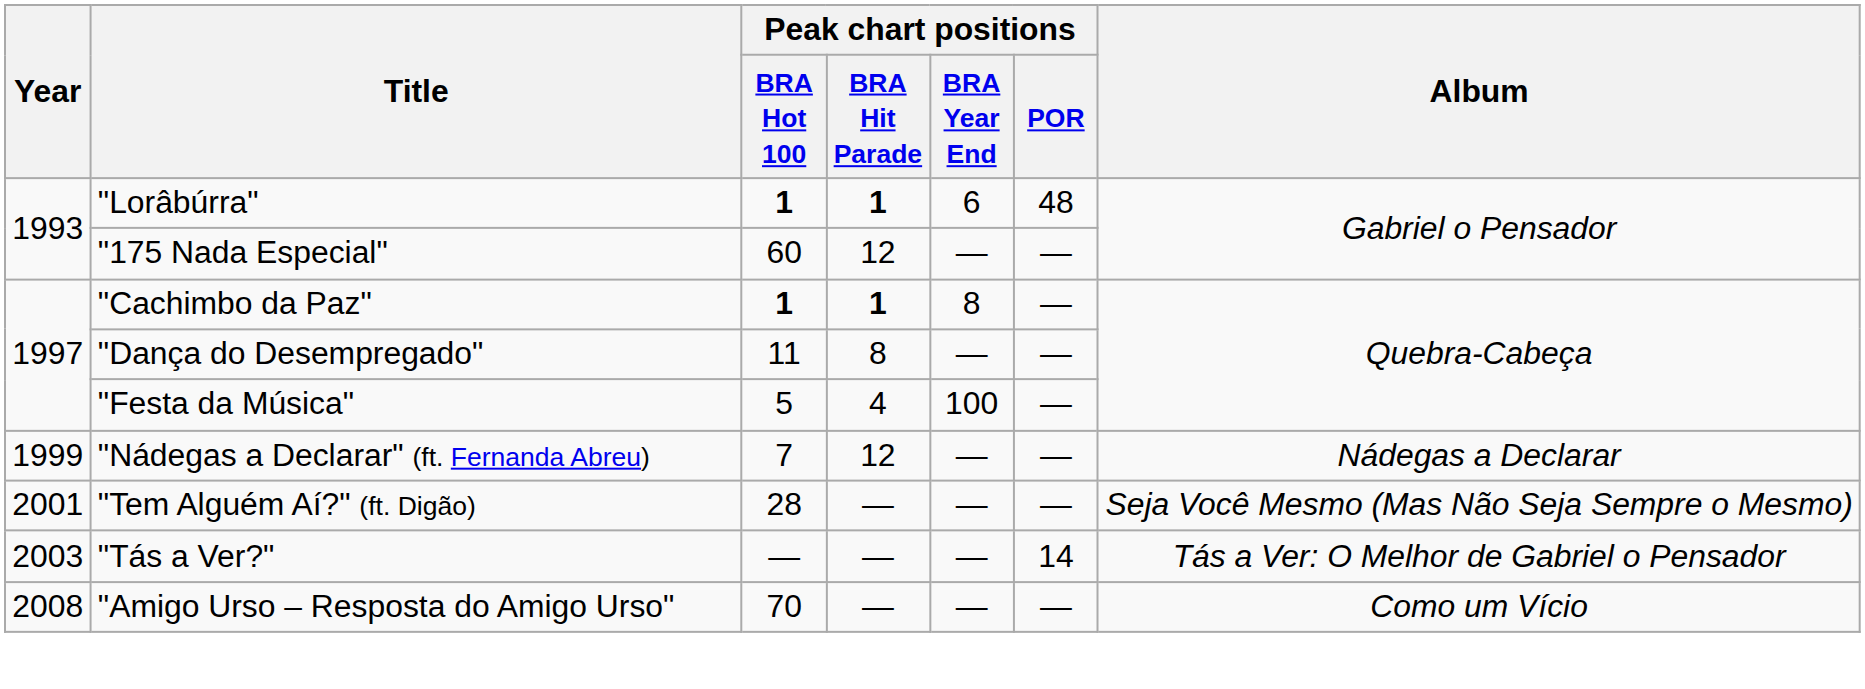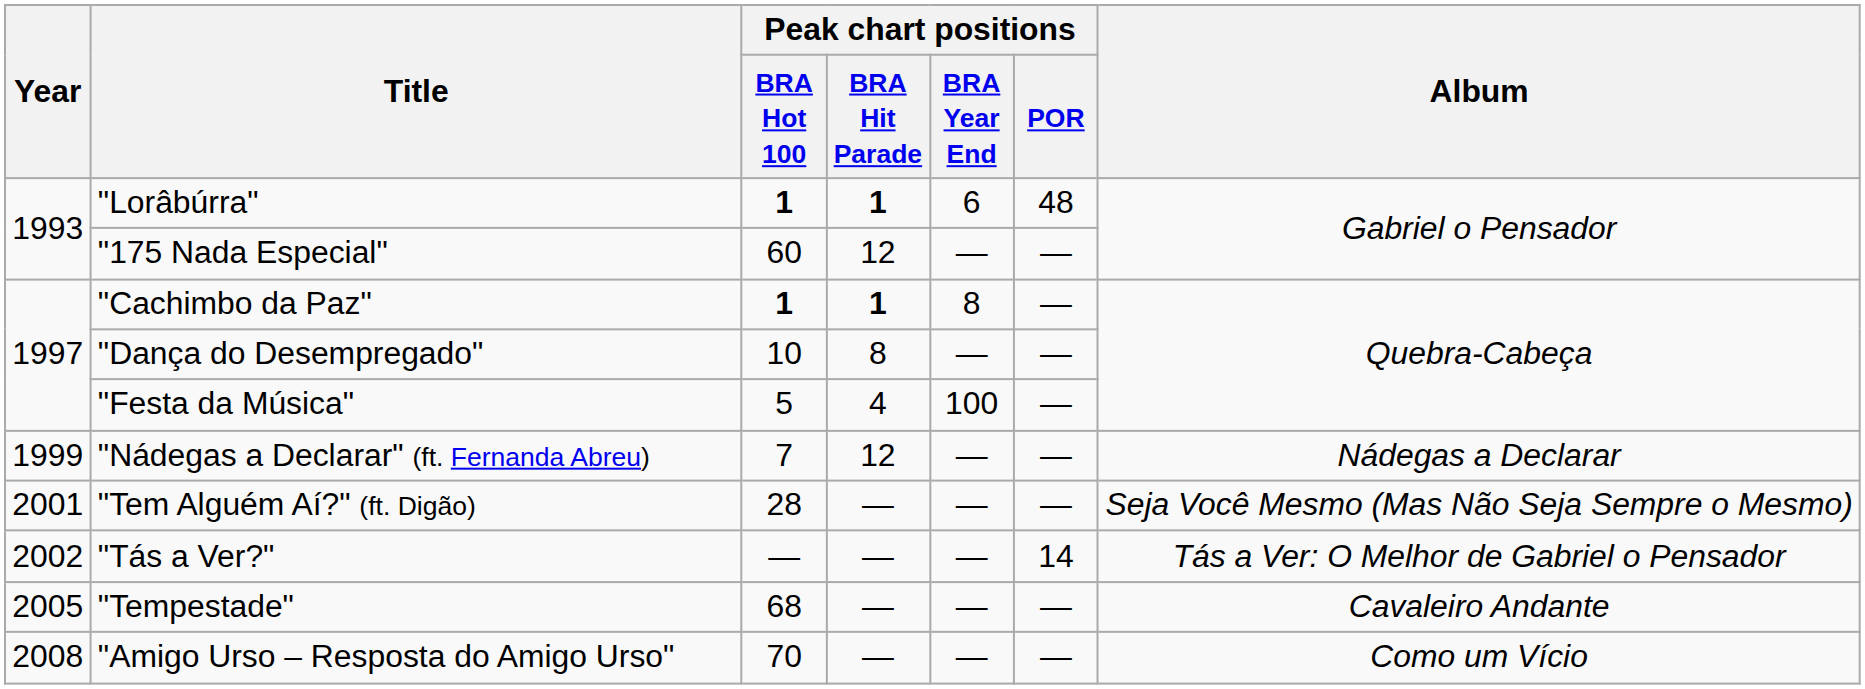(784, 353) 11 -> (784, 353) 10
(48, 555) 2003 -> (48, 555) 2002
+ row: (196, 606)
